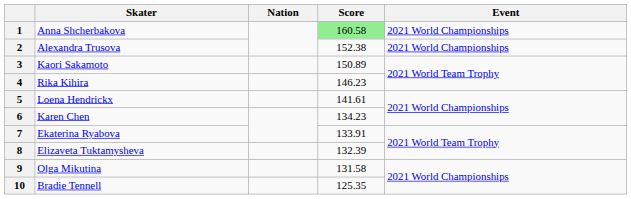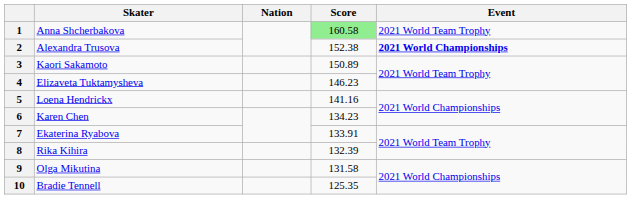(448, 30) 2021 World Championships -> (434, 30) 2021 World Team Trophy
(448, 47) normal -> (443, 47) bold
(63, 82) Rika Kihira -> (90, 82) Elizaveta Tuktamysheva
(351, 99) 141.61 -> (343, 99) 141.16
(91, 151) Elizaveta Tuktamysheva -> (62, 151) Rika Kihira
